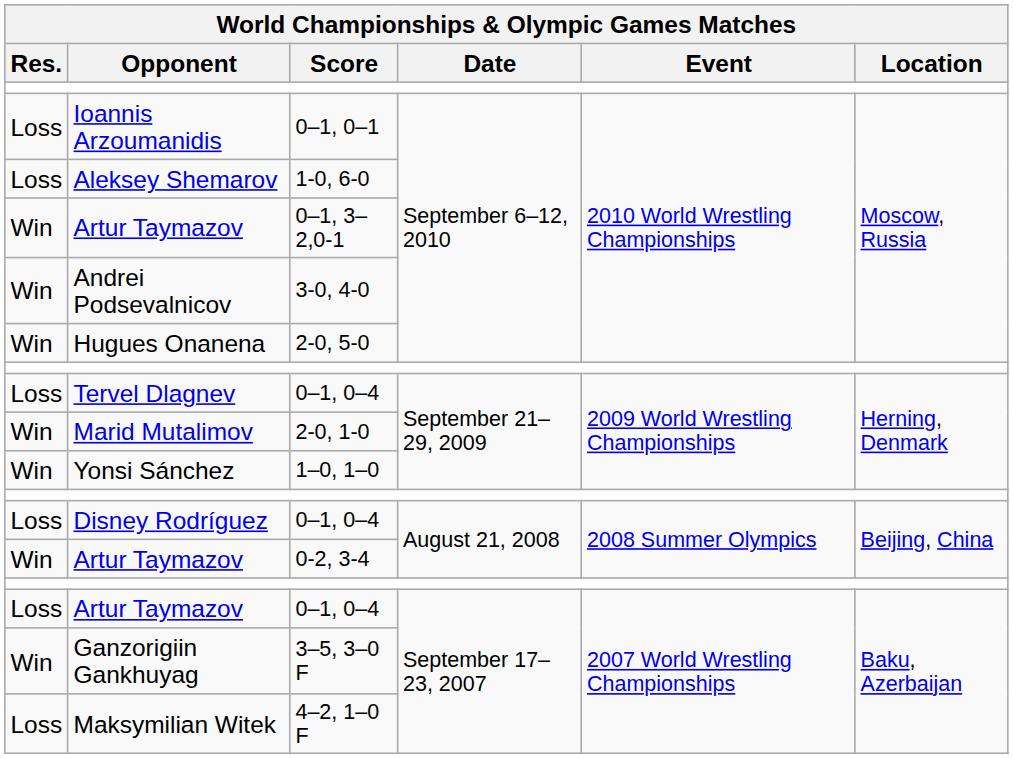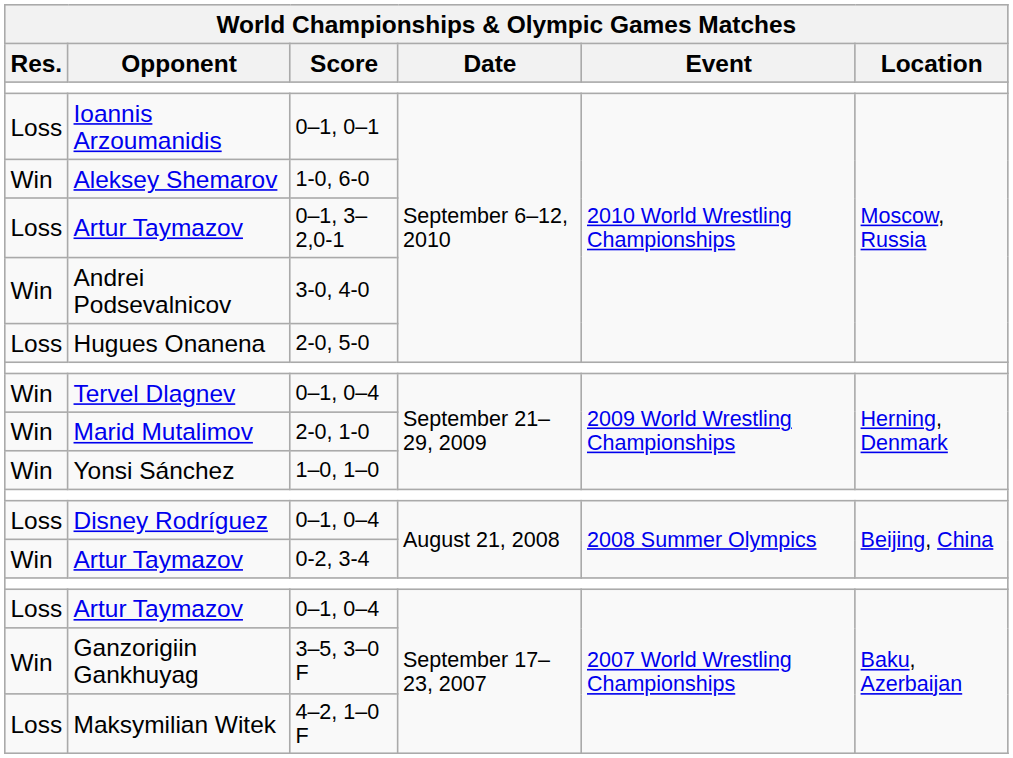(36, 179) Loss -> (32, 179) Win
(32, 228) Win -> (36, 228) Loss
(32, 343) Win -> (36, 343) Loss
(36, 393) Loss -> (32, 393) Win
